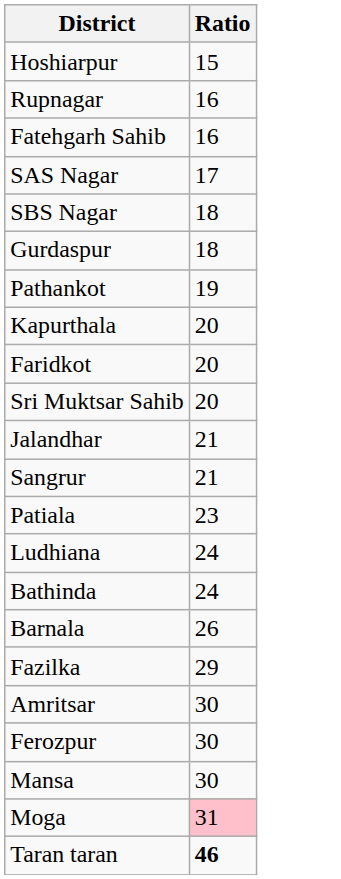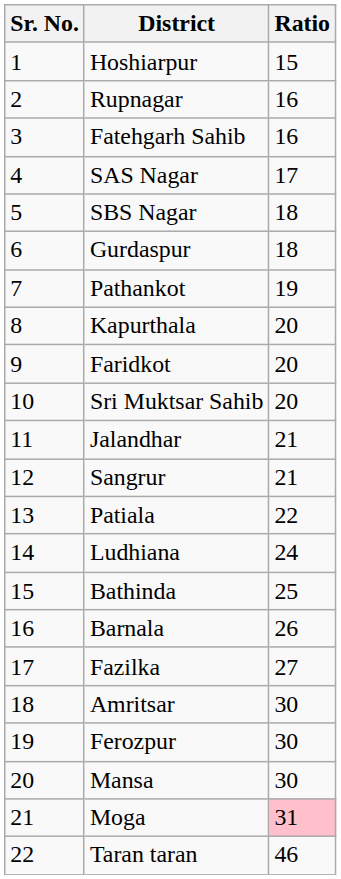+ column: (45, 23)
(207, 514) 23 -> (286, 514) 22
(207, 590) 24 -> (286, 590) 25
(207, 666) 29 -> (286, 666) 27
(207, 855) bold -> (286, 855) normal
